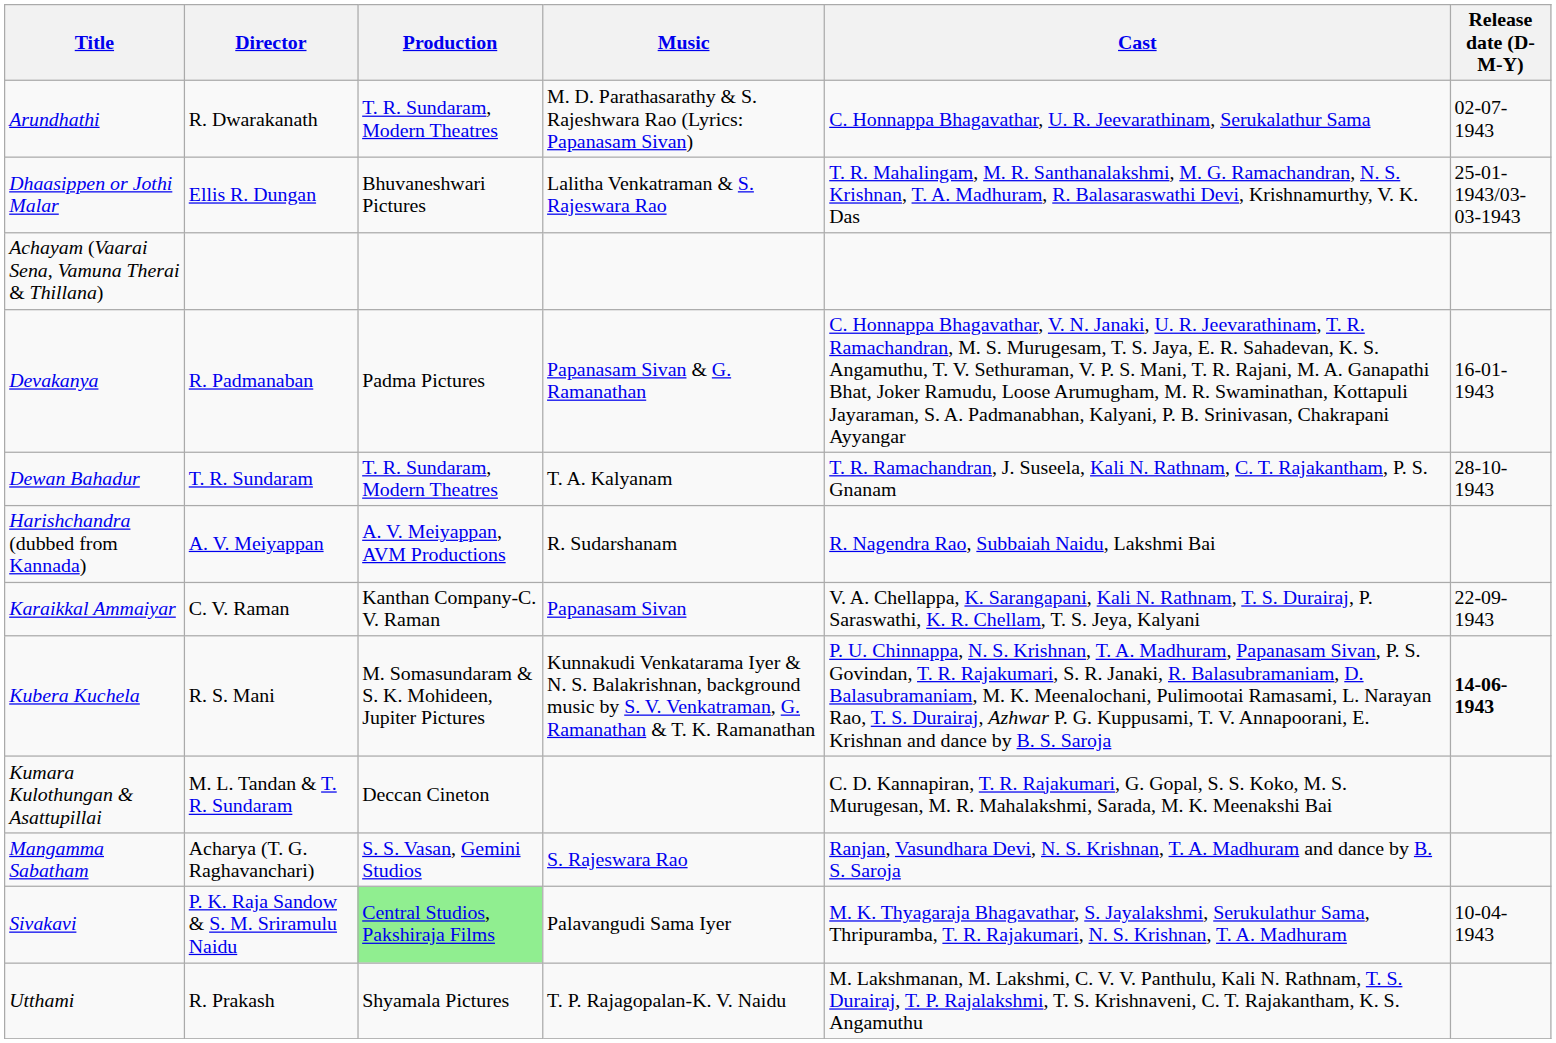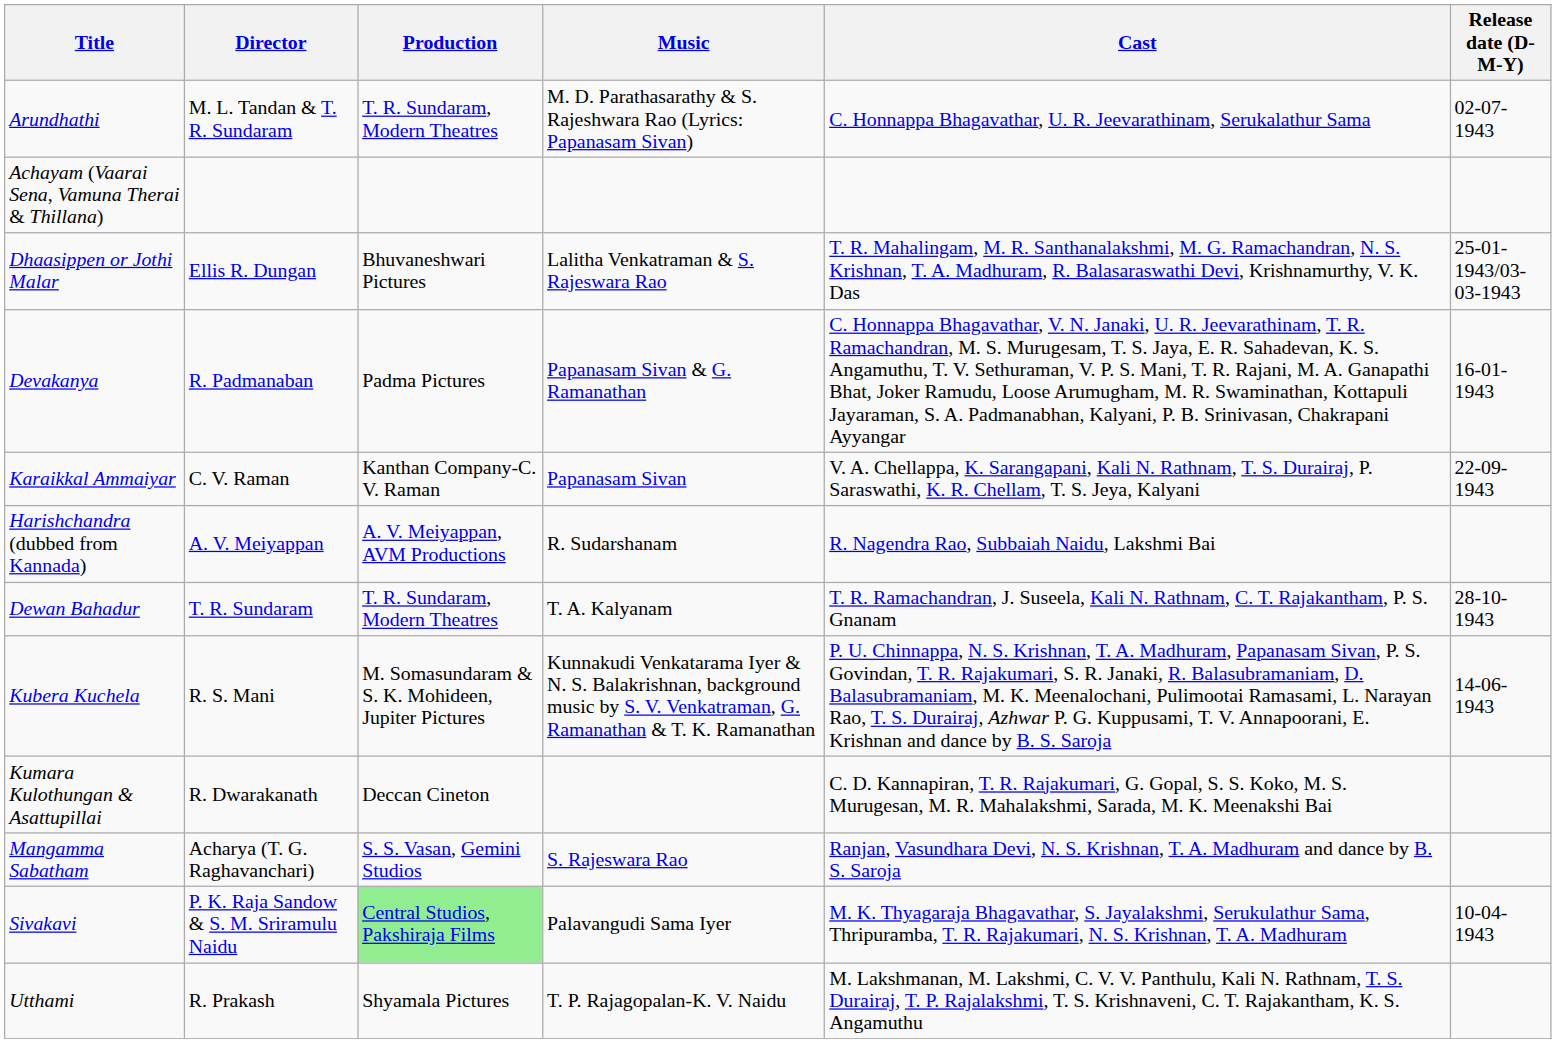(253, 118) R. Dwarakanath -> (263, 118) M. L. Tandan & T. R. Sundaram
rows swapped: (94, 270) <-> (91, 194)
rows swapped: (74, 478) <-> (92, 608)
(1481, 696) bold -> (1481, 696) normal
(263, 794) M. L. Tandan & T. R. Sundaram -> (253, 794) R. Dwarakanath
